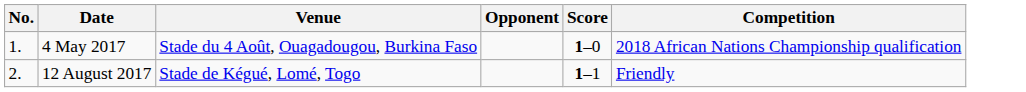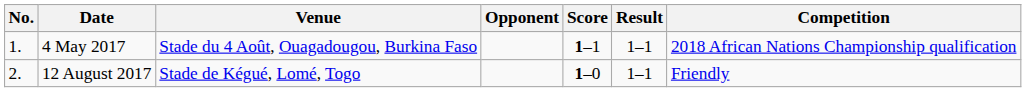+ column: (639, 18)
(587, 45) 1–0 -> (587, 45) 1–1
(587, 73) 1–1 -> (587, 73) 1–0
